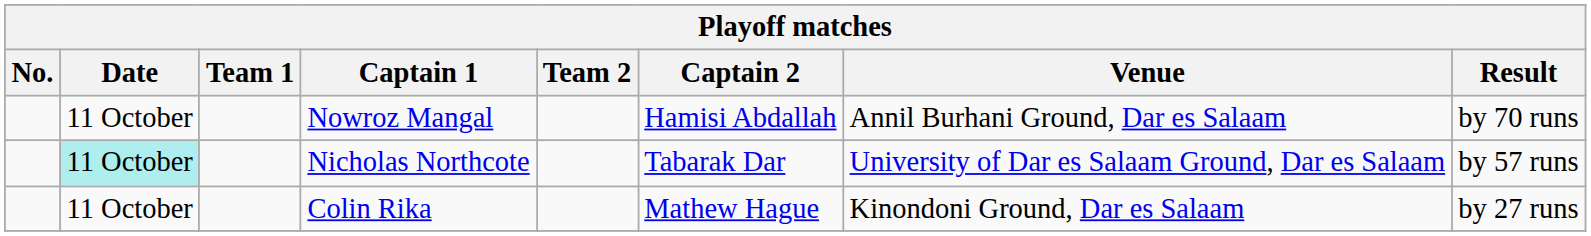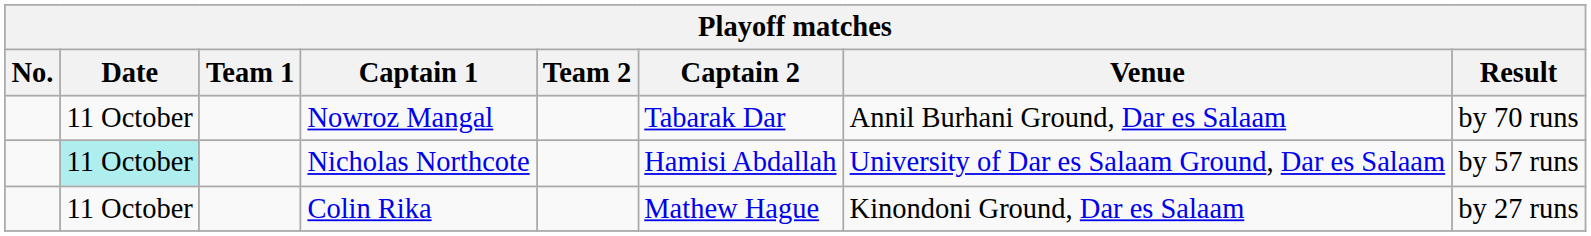(740, 117) Hamisi Abdallah -> (715, 117) Tabarak Dar
(715, 162) Tabarak Dar -> (740, 162) Hamisi Abdallah
